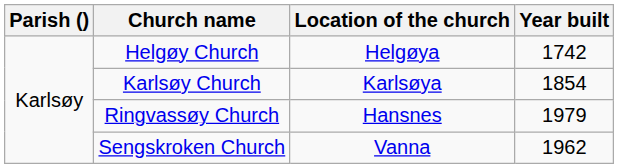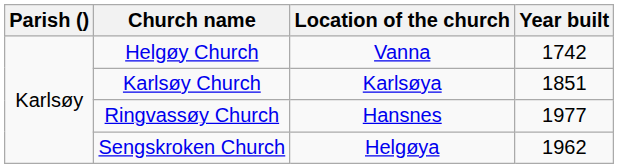(402, 52) Helgøya -> (402, 52) Vanna
(564, 83) 1854 -> (564, 83) 1851
(564, 115) 1979 -> (564, 115) 1977
(402, 147) Vanna -> (402, 147) Helgøya
